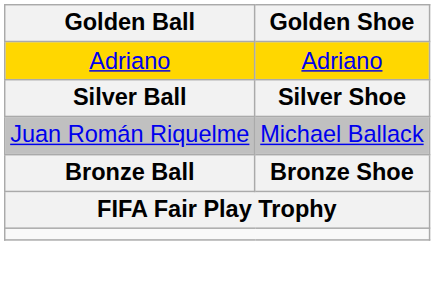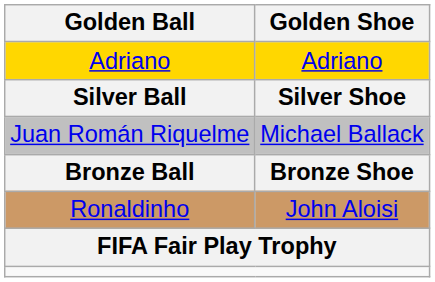+ row: (130, 209)
